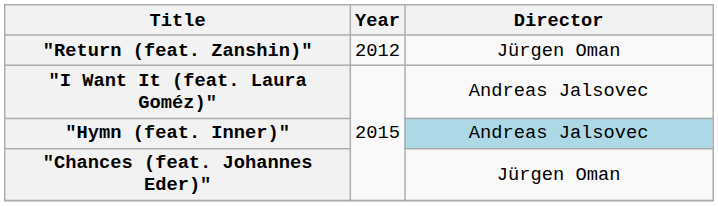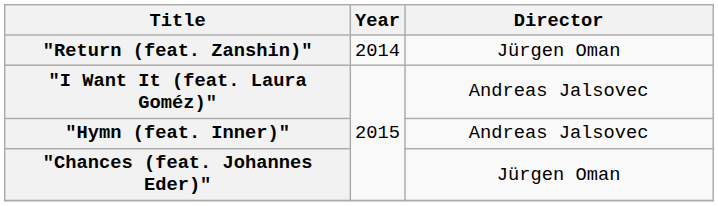(378, 50) 2012 -> (378, 50) 2014
(559, 133) lightblue background -> (559, 133) no background
